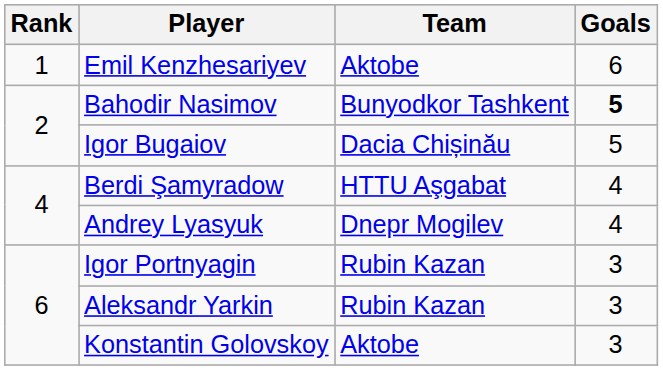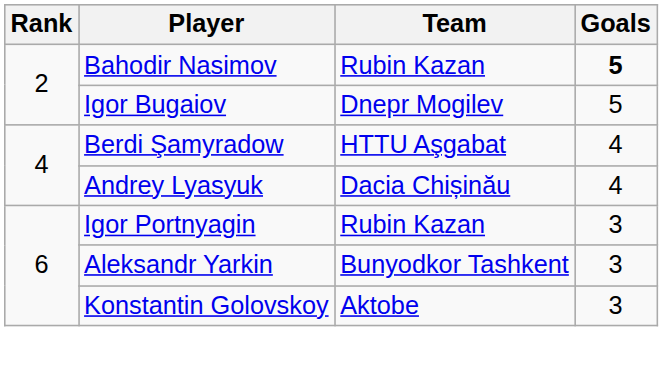- row: (195, 64)
(455, 104) Bunyodkor Tashkent -> (413, 64) Rubin Kazan
(425, 144) Dacia Chișinău -> (422, 104) Dnepr Mogilev
(422, 225) Dnepr Mogilev -> (425, 184) Dacia Chișinău
(413, 305) Rubin Kazan -> (455, 265) Bunyodkor Tashkent
